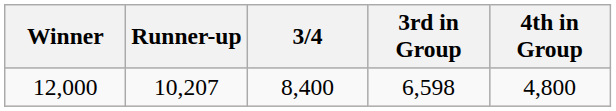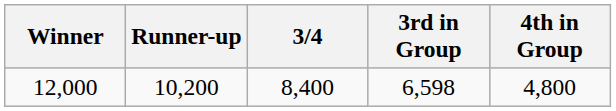(186, 86) 10,207 -> (186, 86) 10,200
